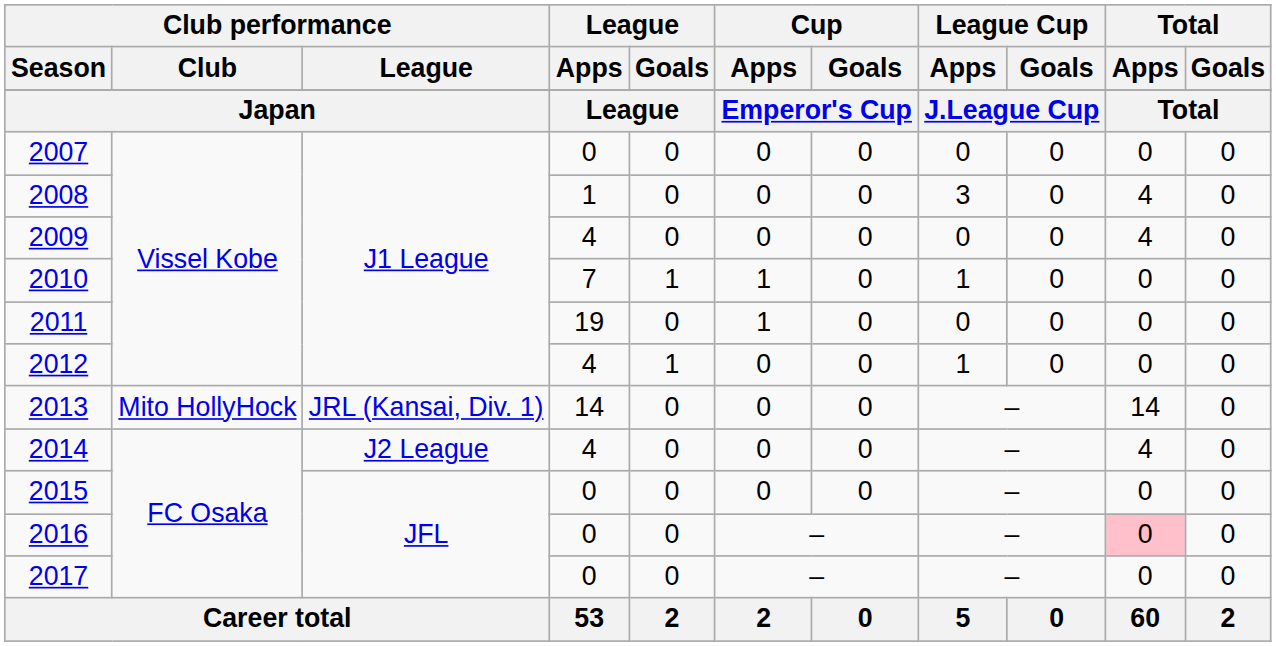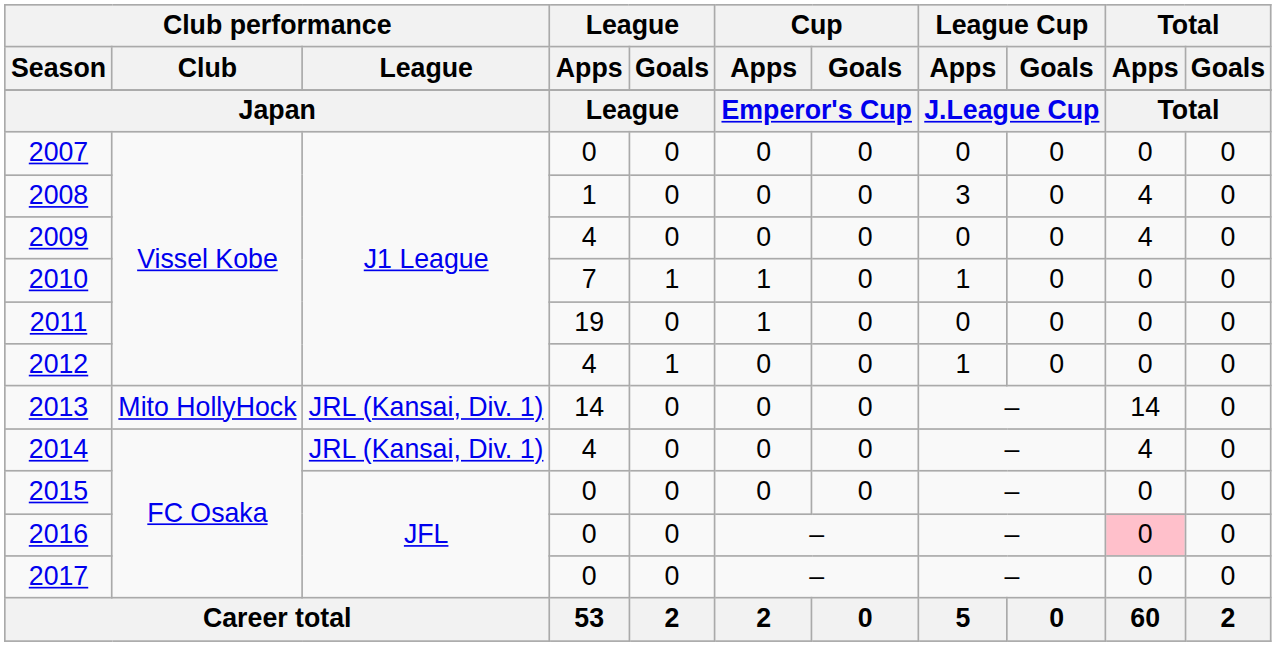(426, 449) J2 League -> (426, 449) JRL (Kansai, Div. 1)
